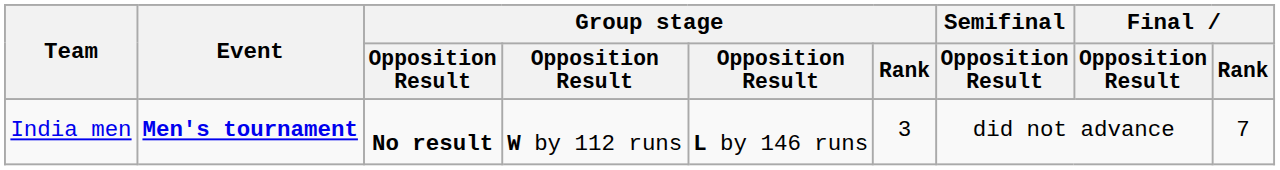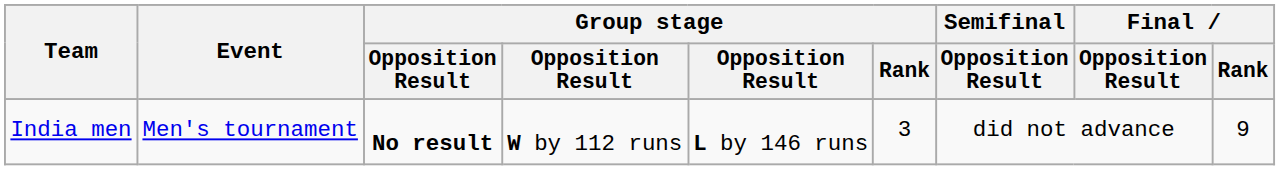(250, 131) bold -> (250, 131) normal
(1243, 131) 7 -> (1243, 131) 9
